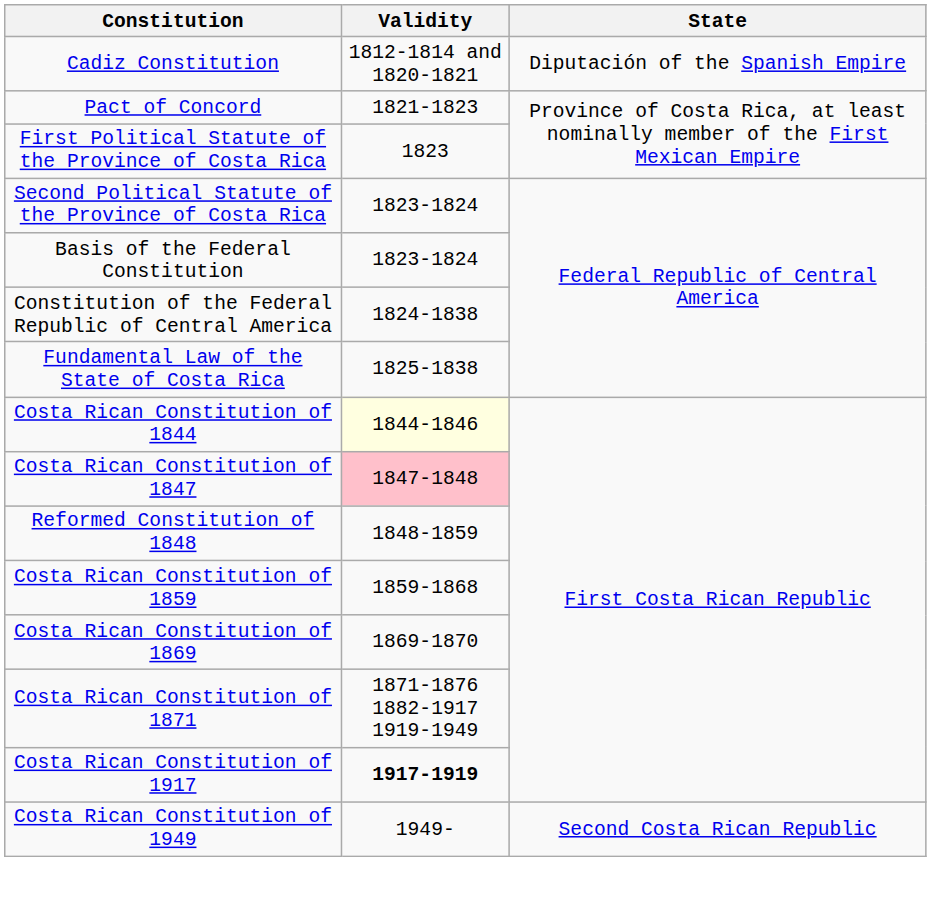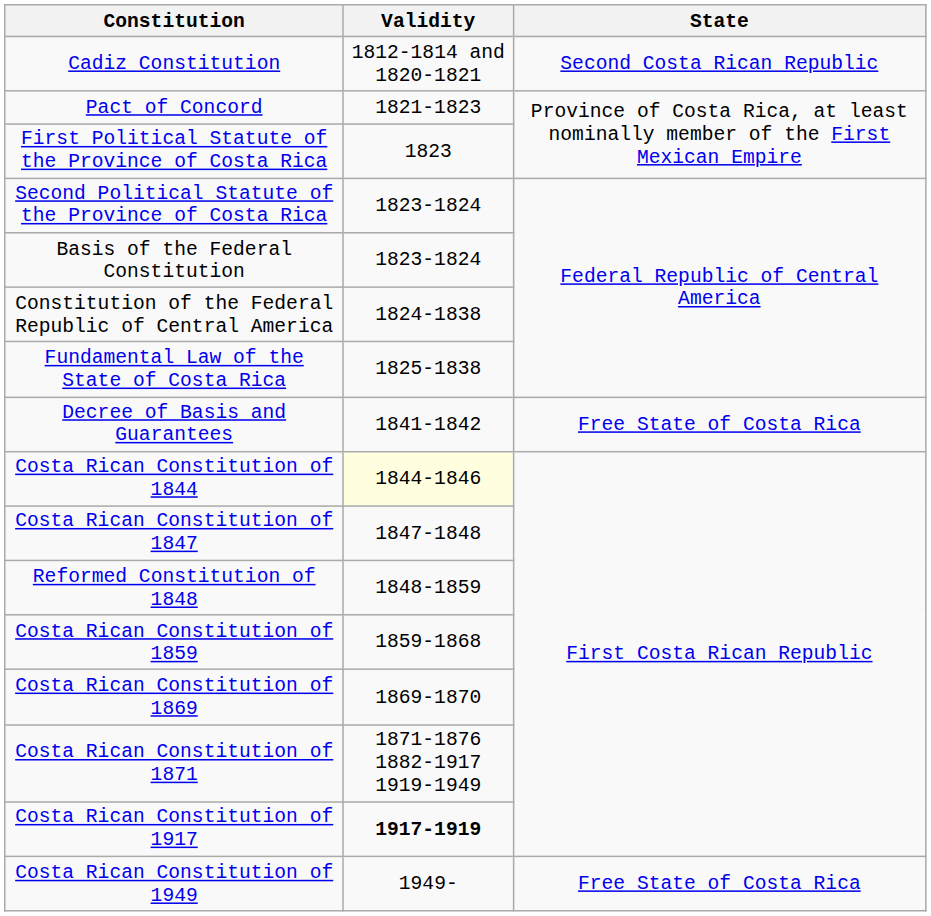(718, 64) Diputación of the Spanish Empire -> (719, 64) Second Costa Rican Republic
+ row: (174, 424)
(425, 479) pink background -> (428, 533) no background
(718, 829) Second Costa Rican Republic -> (719, 884) Free State of Costa Rica
